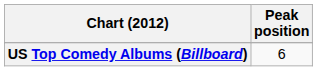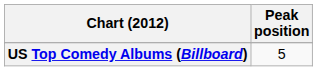(282, 54) 6 -> (282, 54) 5
